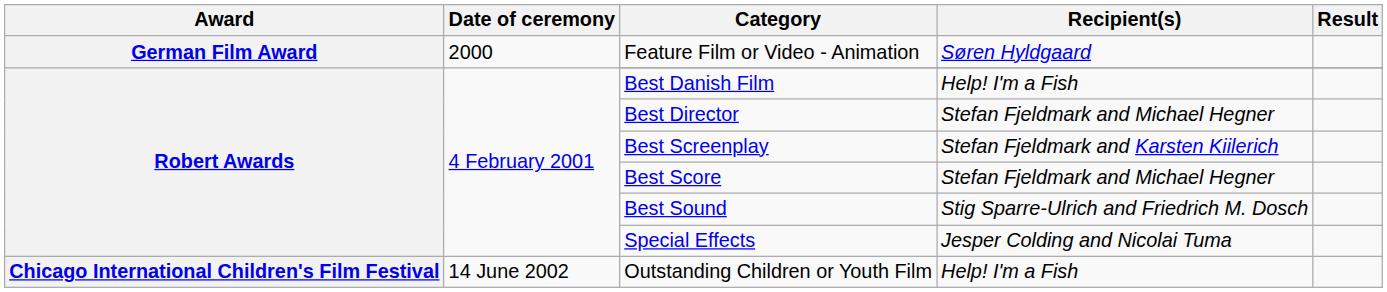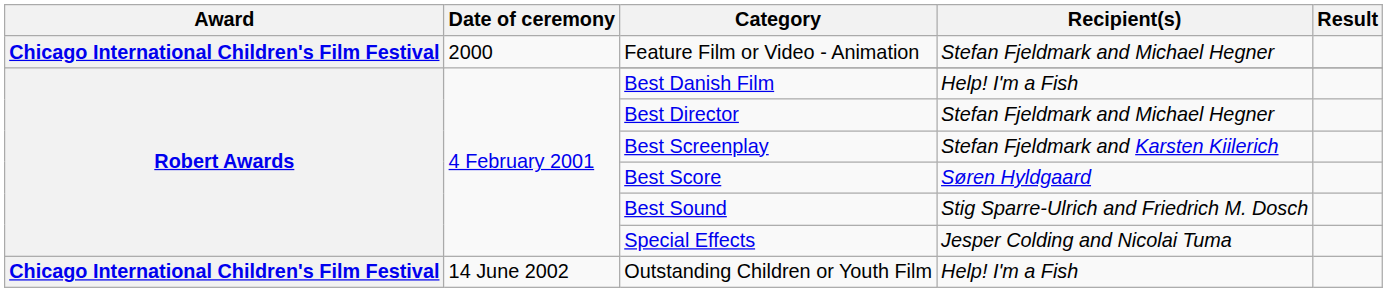(224, 51) German Film Award -> (224, 51) Chicago International Children's Film Festival
(1016, 51) Søren Hyldgaard -> (1108, 51) Stefan Fjeldmark and Michael Hegner
(1108, 177) Stefan Fjeldmark and Michael Hegner -> (1016, 177) Søren Hyldgaard
